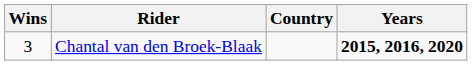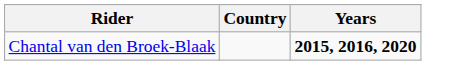- column: (28, 18)
